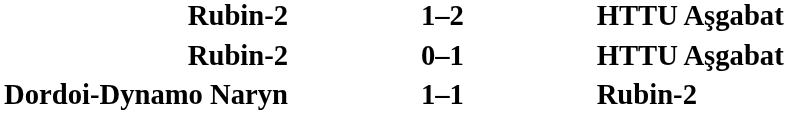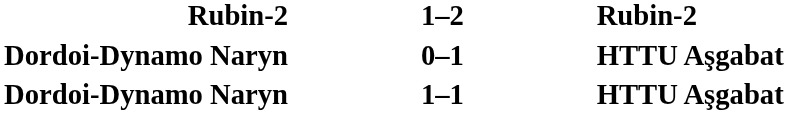(690, 15) HTTU Aşgabat -> (647, 15) Rubin-2
(238, 55) Rubin-2 -> (146, 55) Dordoi-Dynamo Naryn
(647, 94) Rubin-2 -> (690, 94) HTTU Aşgabat
